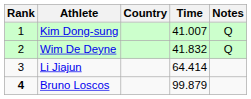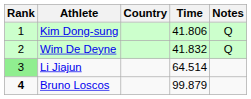(190, 31) 41.007 -> (190, 31) 41.806
(21, 67) no background -> (21, 67) lightgreen background
(190, 67) 64.414 -> (190, 67) 64.514
